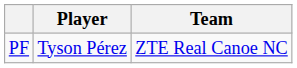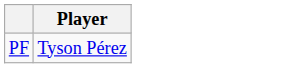- column: (212, 18)
